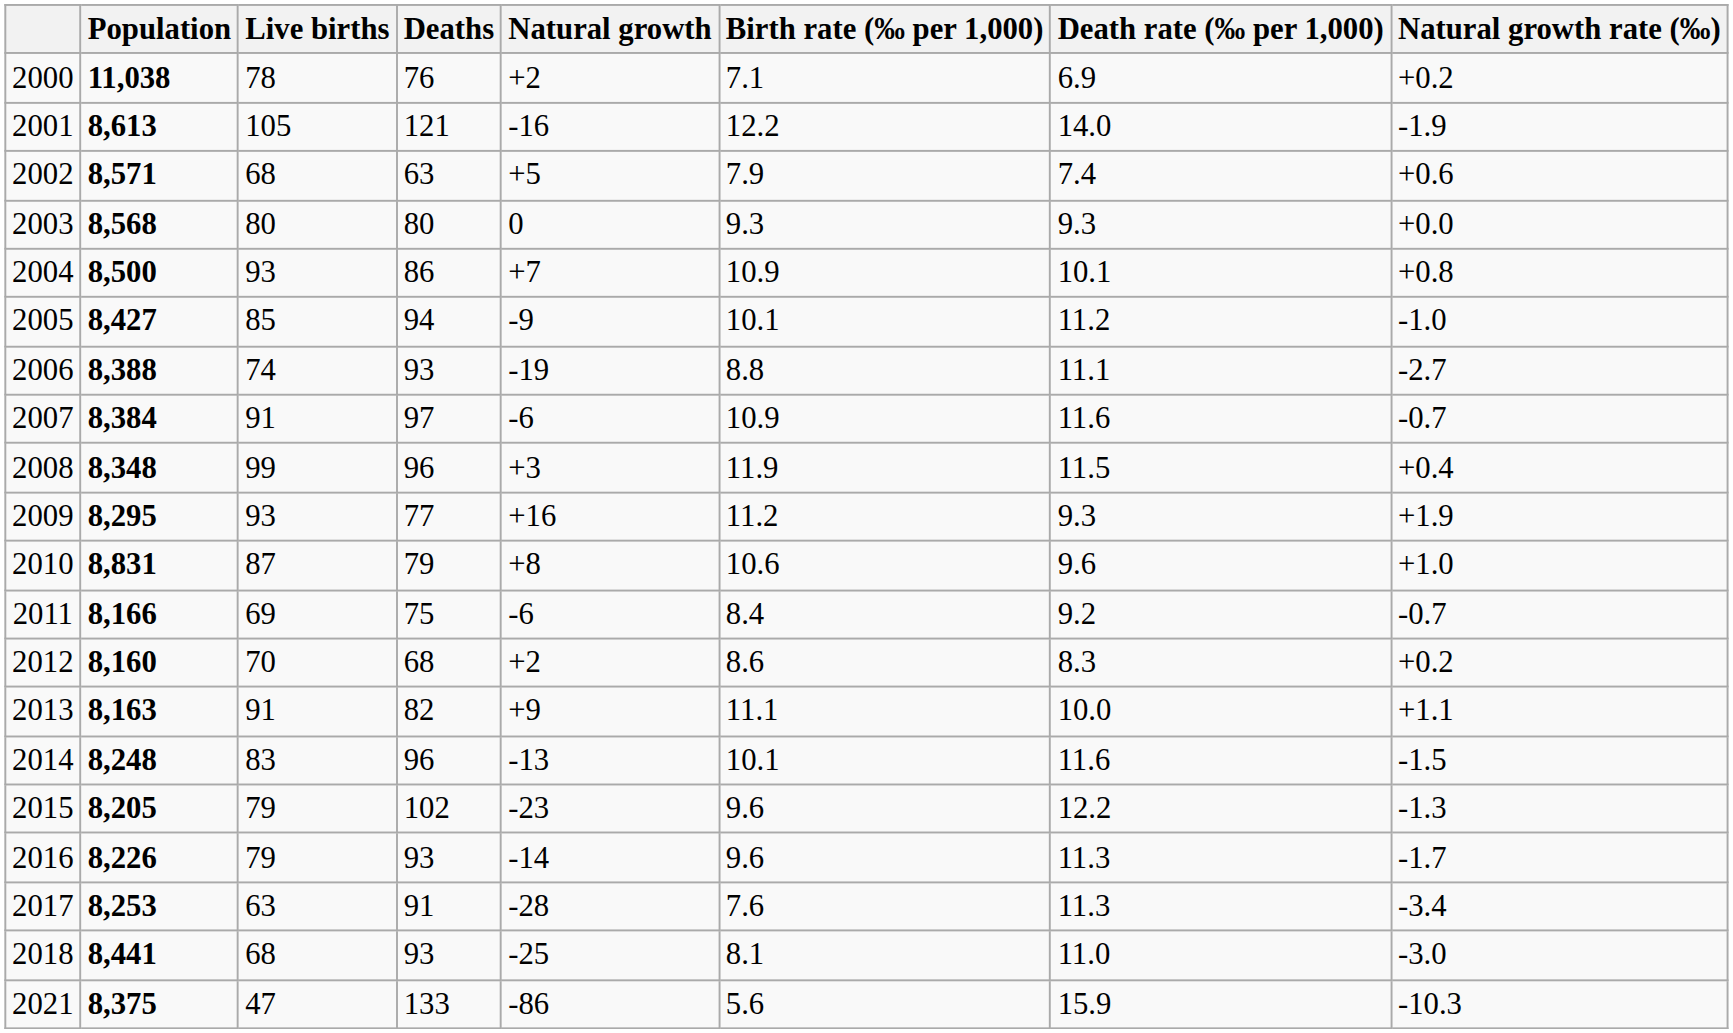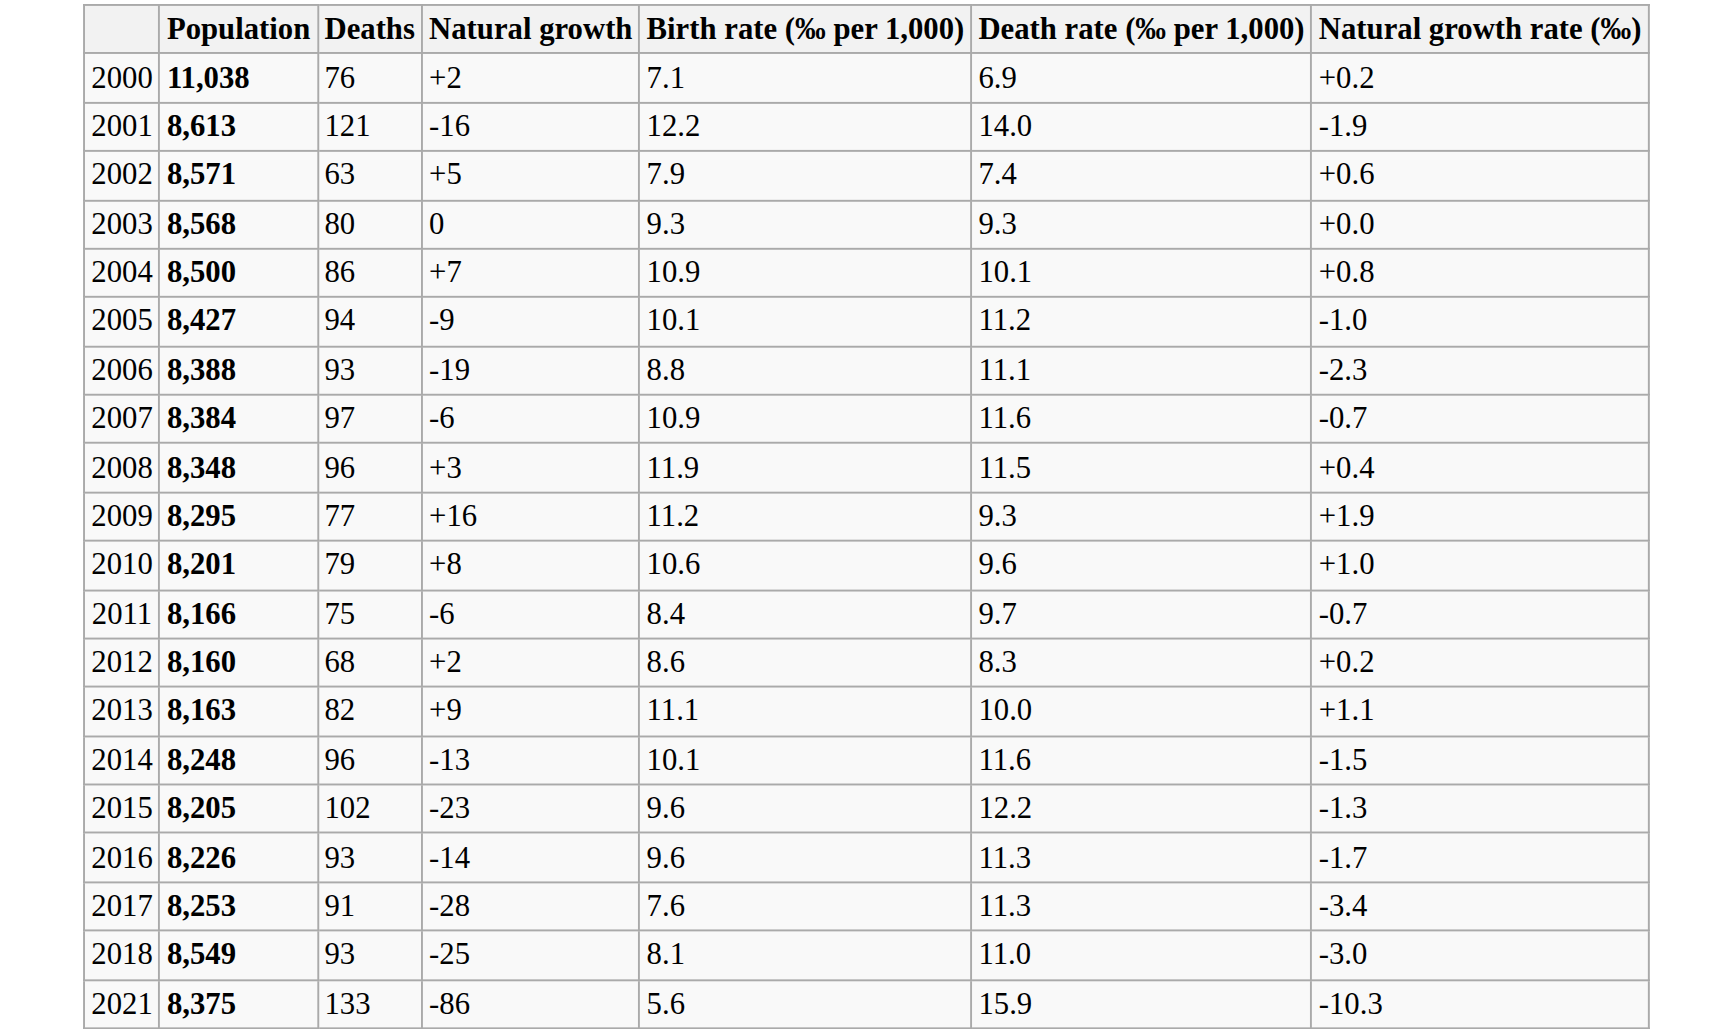- column: (317, 28)
(1422, 369) -2.7 -> (1343, 369) -2.3
(122, 564) 8,831 -> (201, 564) 8,201
(1077, 613) 9.2 -> (998, 613) 9.7
(122, 954) 8,441 -> (201, 954) 8,549
